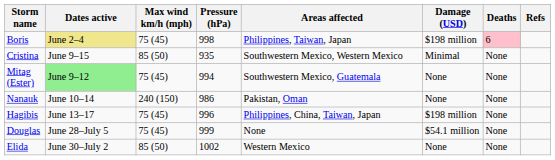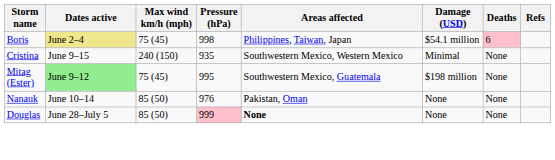(451, 39) $198 million -> (452, 39) $54.1 million
(153, 55) 85 (50) -> (158, 55) 240 (150)
(206, 77) 994 -> (206, 77) 995
(436, 77) None -> (451, 77) $198 million
(158, 99) 240 (150) -> (153, 99) 85 (50)
(206, 99) 986 -> (206, 99) 976
- row: (22, 115)
(153, 131) 75 (45) -> (153, 115) 85 (50)
(206, 131) no background -> (206, 115) pink background
(255, 131) normal -> (255, 115) bold
(452, 131) $54.1 million -> (436, 115) None
- row: (17, 147)
